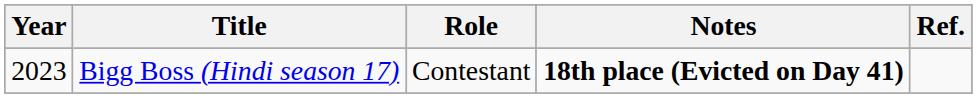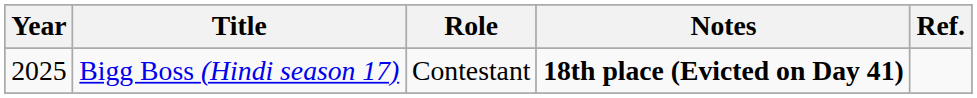(39, 70) 2023 -> (39, 70) 2025
